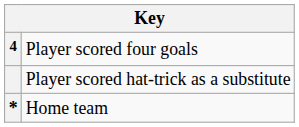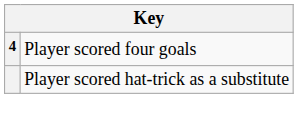- row: (67, 107)
